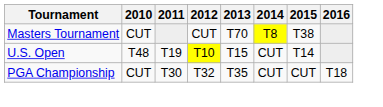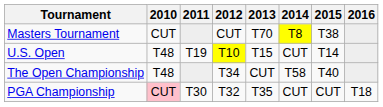+ row: (76, 73)
(139, 73) no background -> (163, 92) pink background
